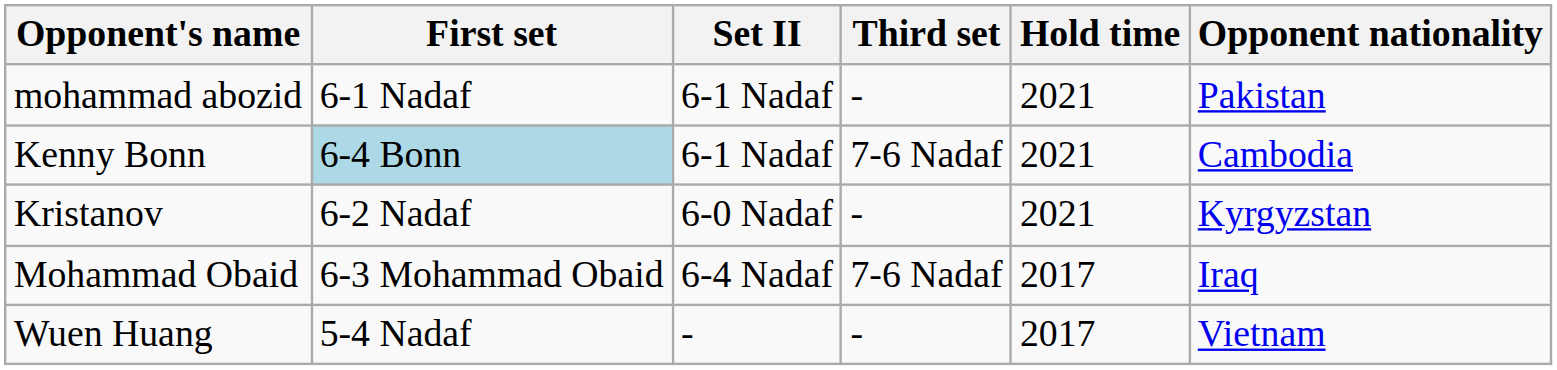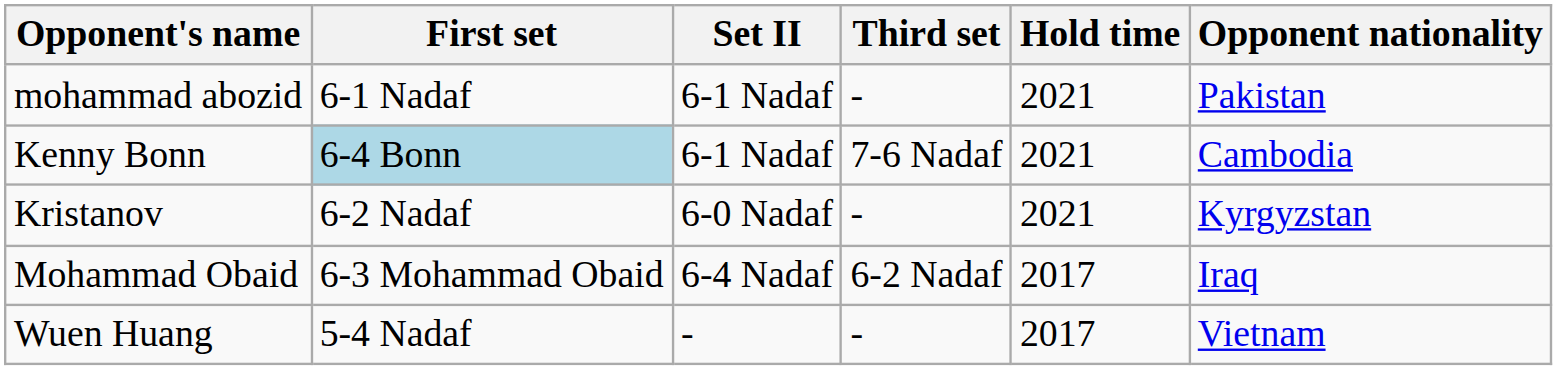(926, 273) 7-6 Nadaf -> (926, 273) 6-2 Nadaf
